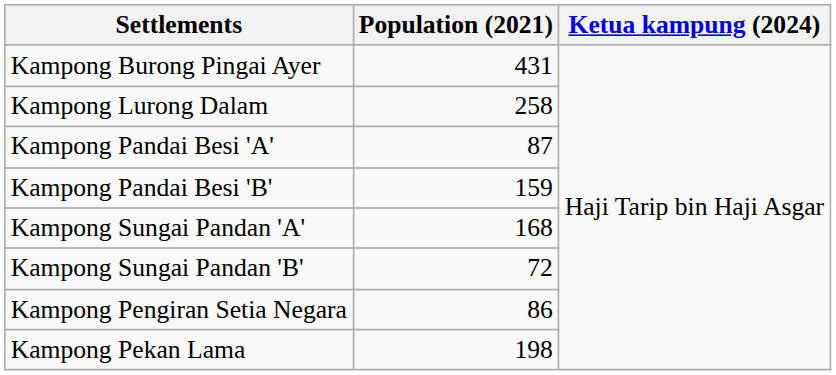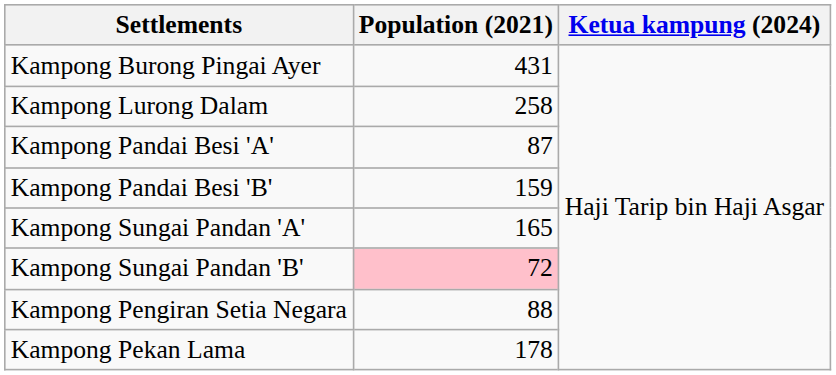(534, 227) 168 -> (534, 227) 165
(540, 268) no background -> (540, 268) pink background
(540, 308) 86 -> (540, 308) 88
(534, 349) 198 -> (534, 349) 178
